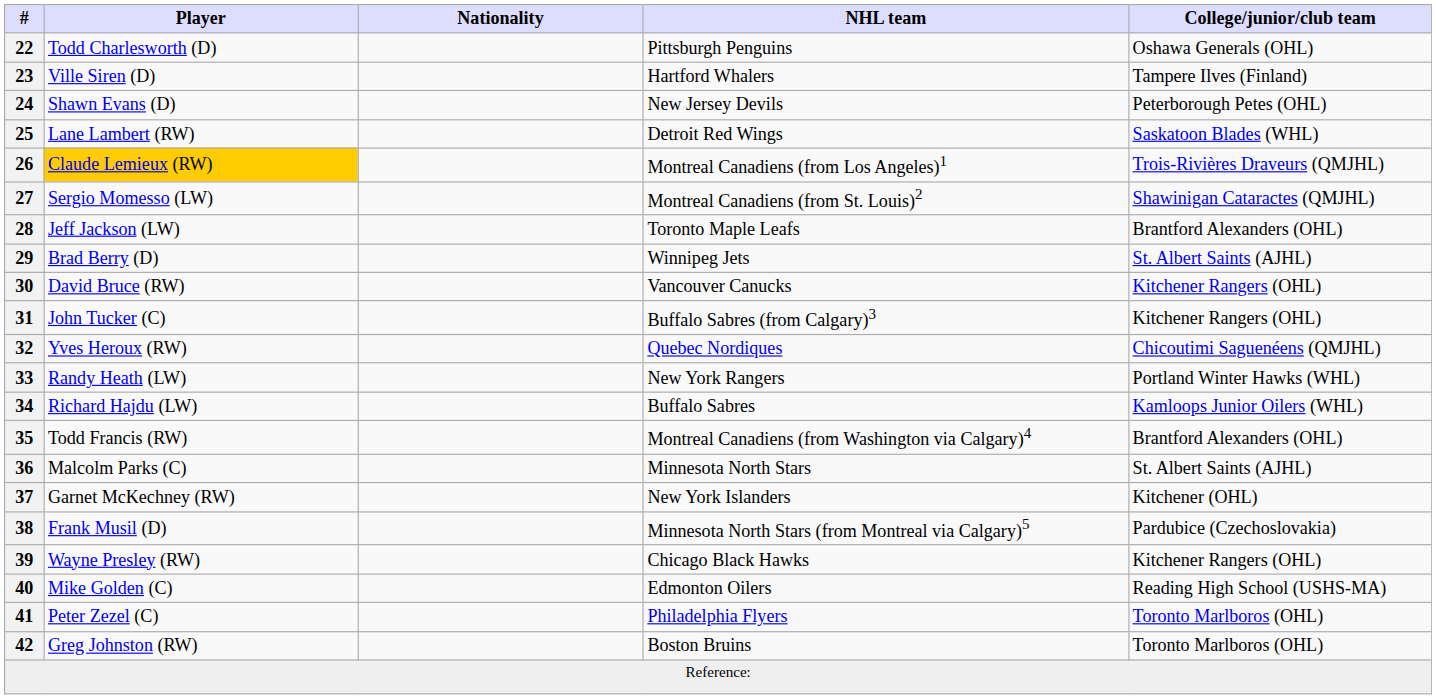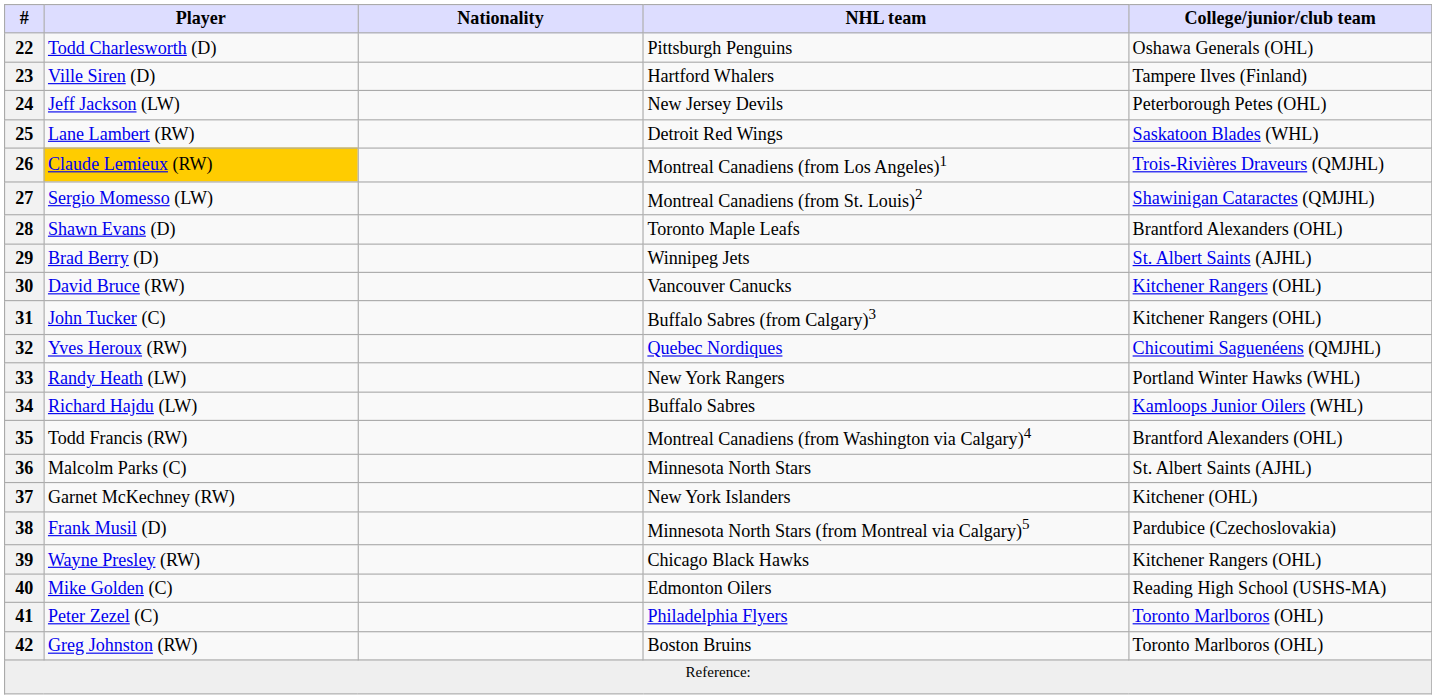(112, 104) Shawn Evans (D) -> (114, 104) Jeff Jackson (LW)
(114, 229) Jeff Jackson (LW) -> (112, 229) Shawn Evans (D)
